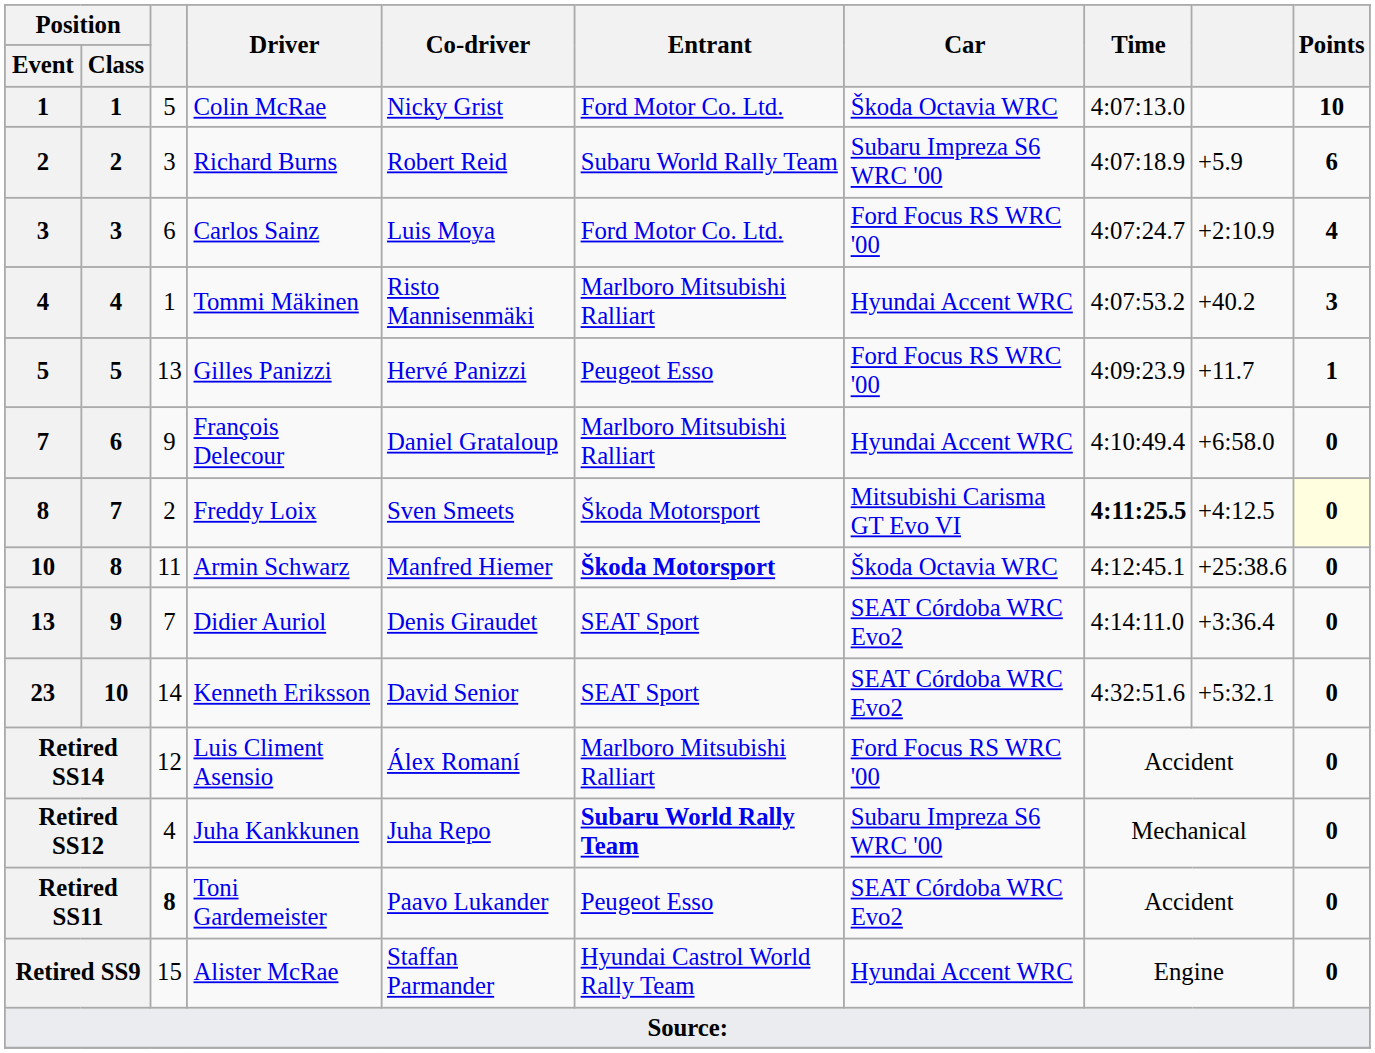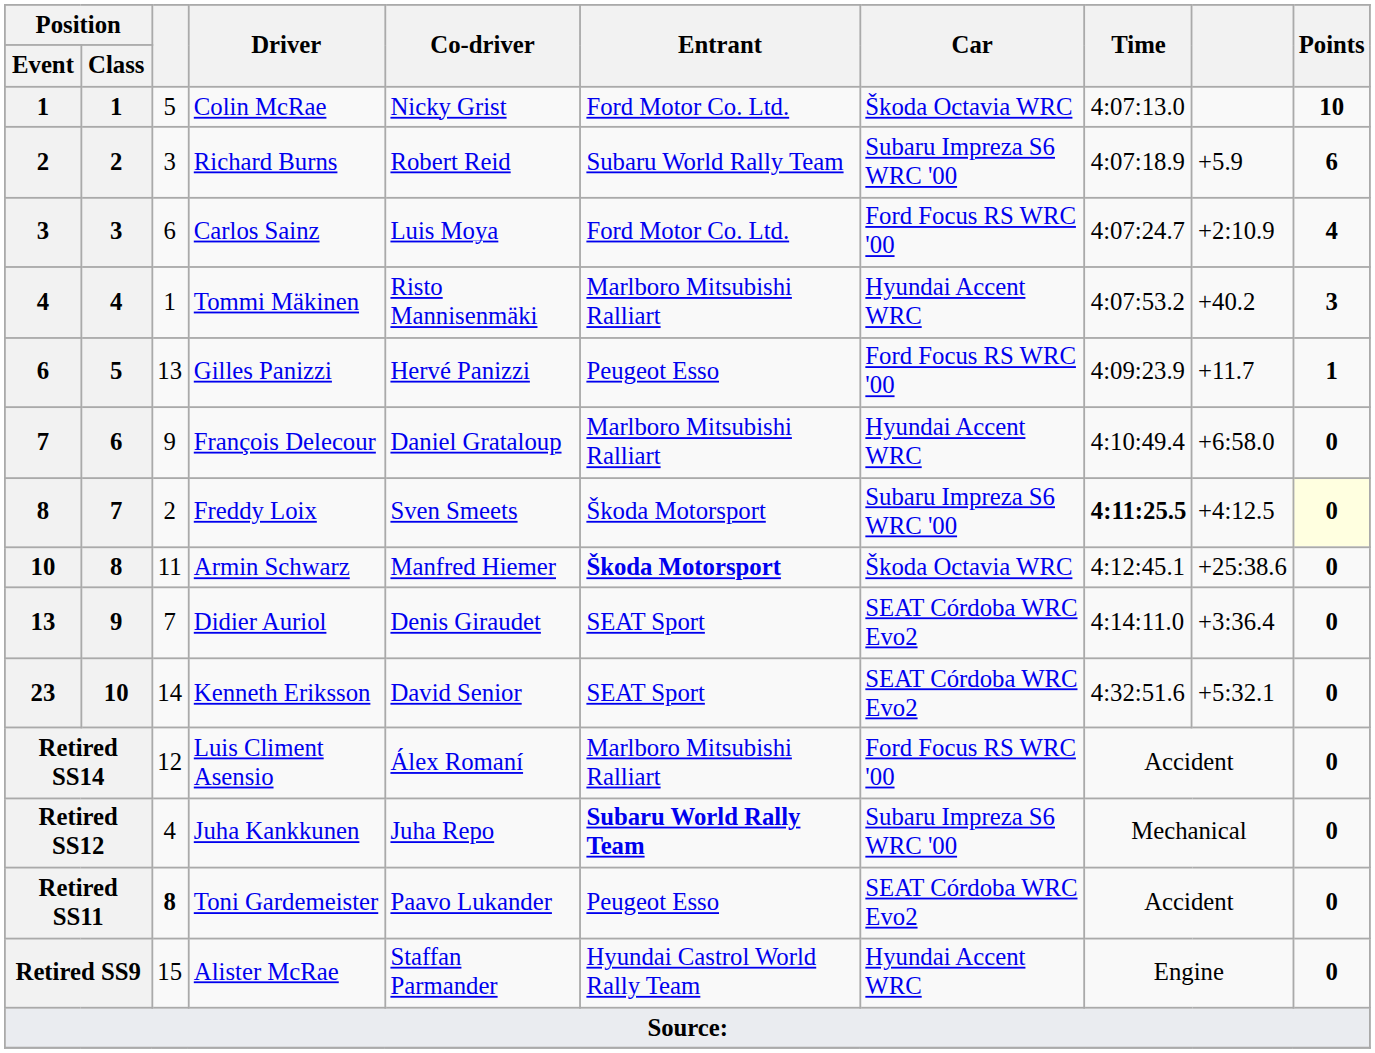(43, 371) 5 -> (43, 371) 6
(948, 511) Mitsubishi Carisma GT Evo VI -> (960, 511) Subaru Impreza S6 WRC '00
